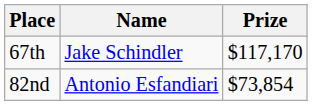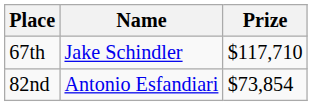(265, 52) $117,170 -> (265, 52) $117,710
